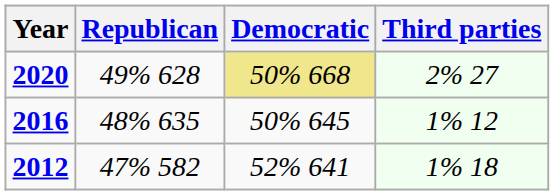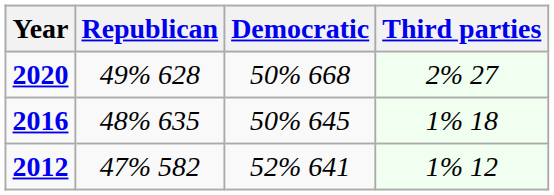(300, 74) khaki background -> (300, 74) no background
(462, 120) 1% 12 -> (462, 120) 1% 18
(462, 166) 1% 18 -> (462, 166) 1% 12
